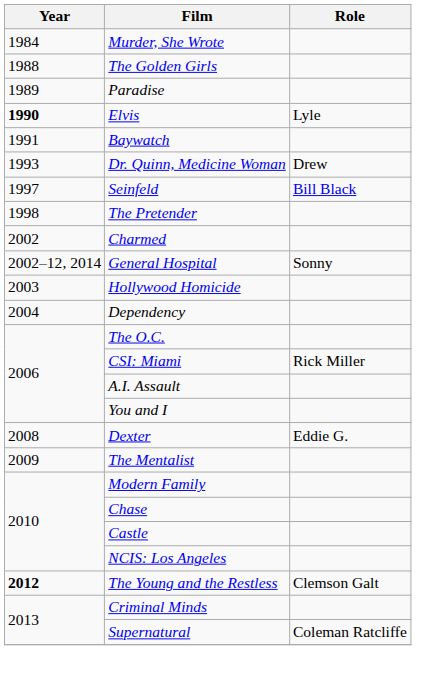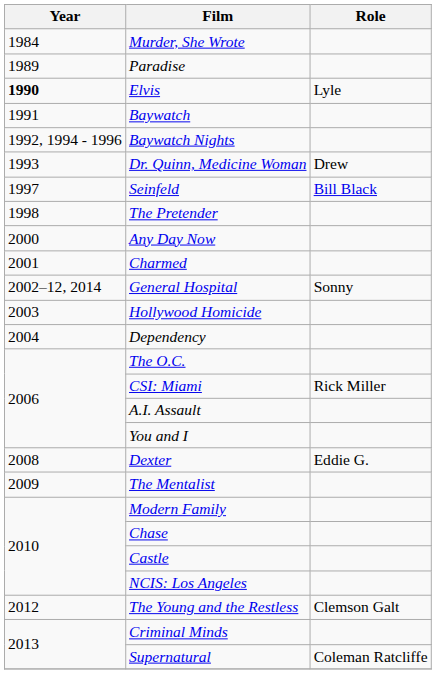- row: (163, 66)
+ row: (182, 139)
+ row: (172, 238)
(24, 238) 2002 -> (24, 262) 2001
(24, 582) bold -> (24, 607) normal
